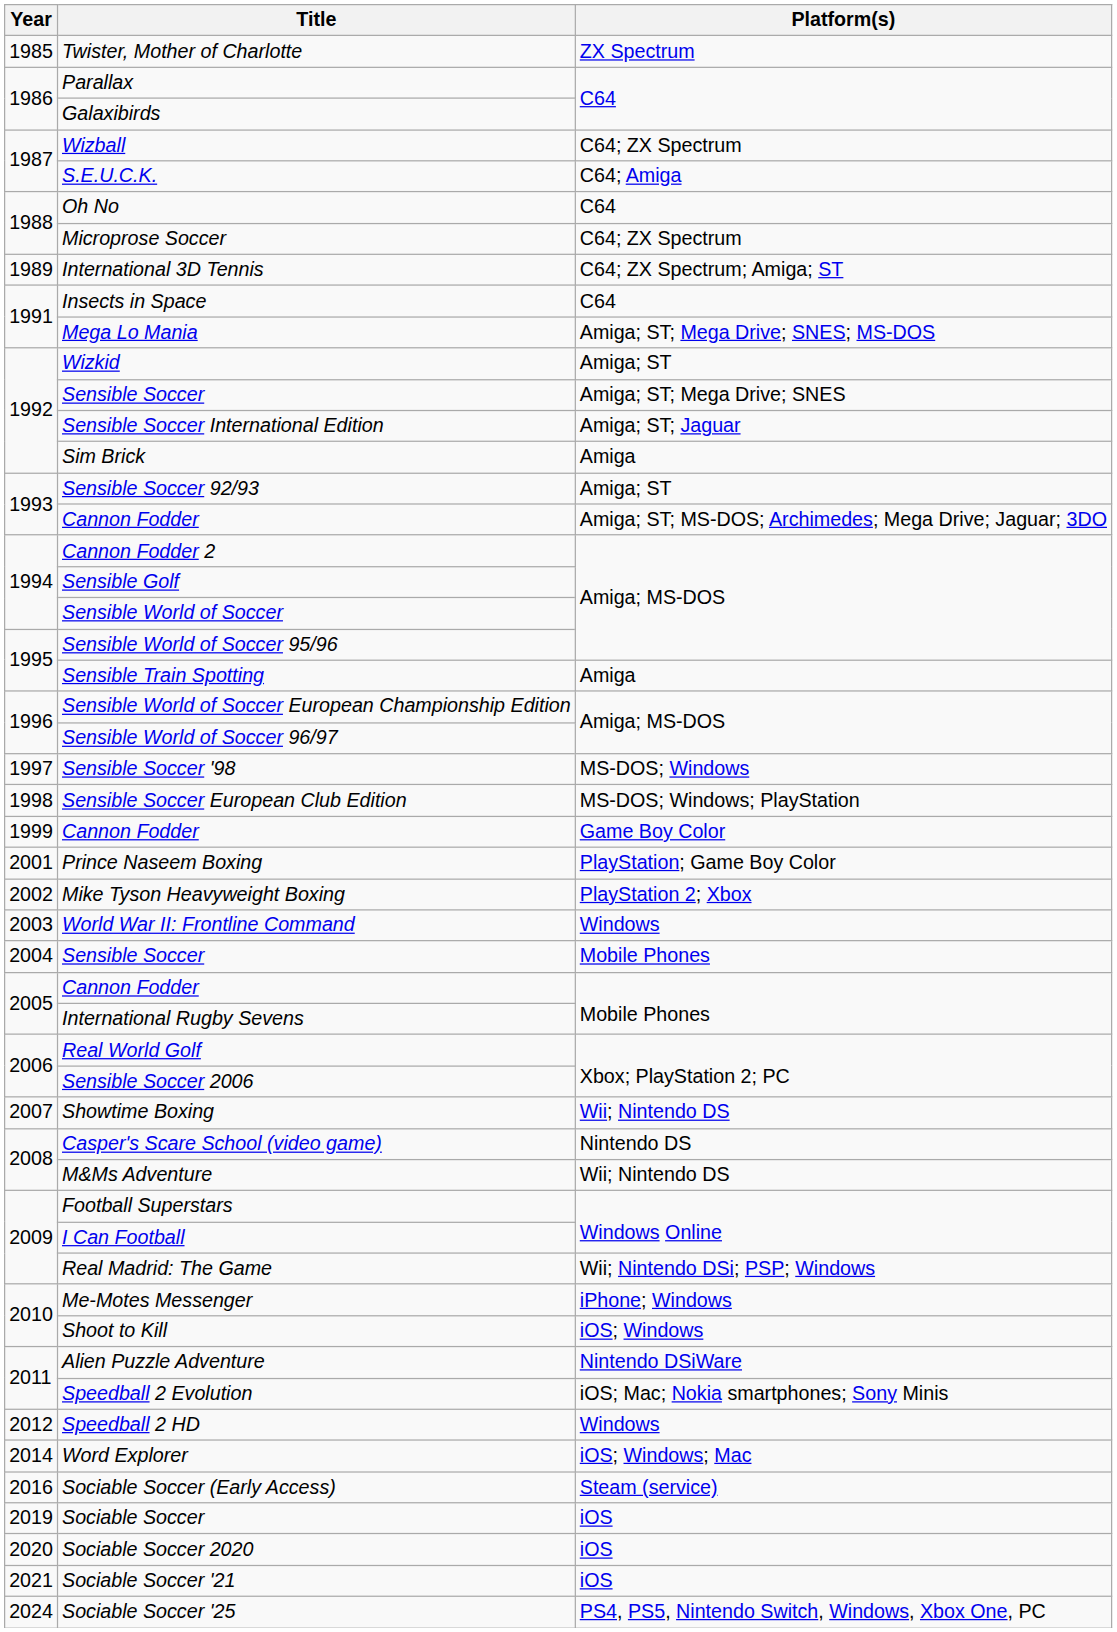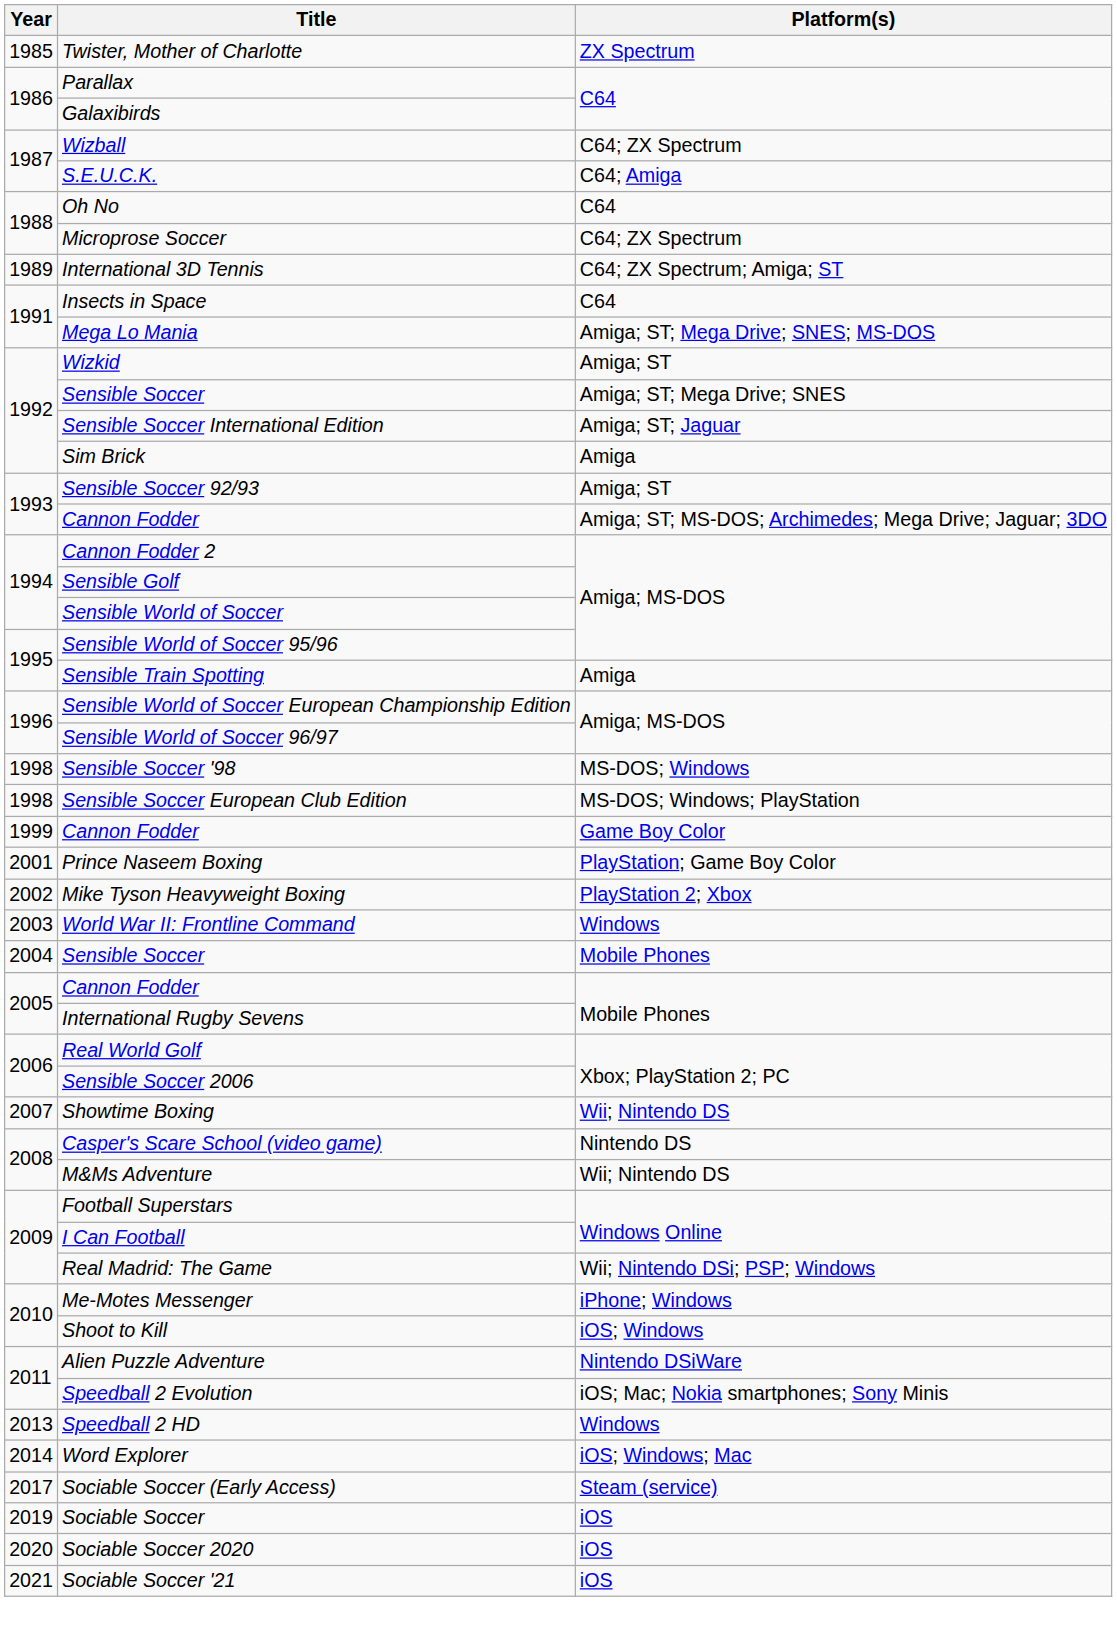(31, 769) 1997 -> (31, 769) 1998
(31, 1424) 2012 -> (31, 1424) 2013
(31, 1487) 2016 -> (31, 1487) 2017
- row: (149, 1611)
